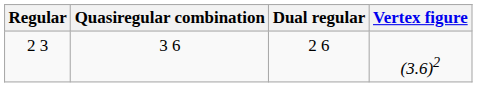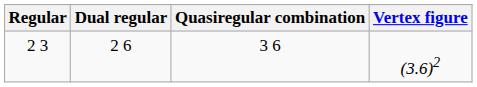columns swapped: (319, 17) <-> (170, 17)
